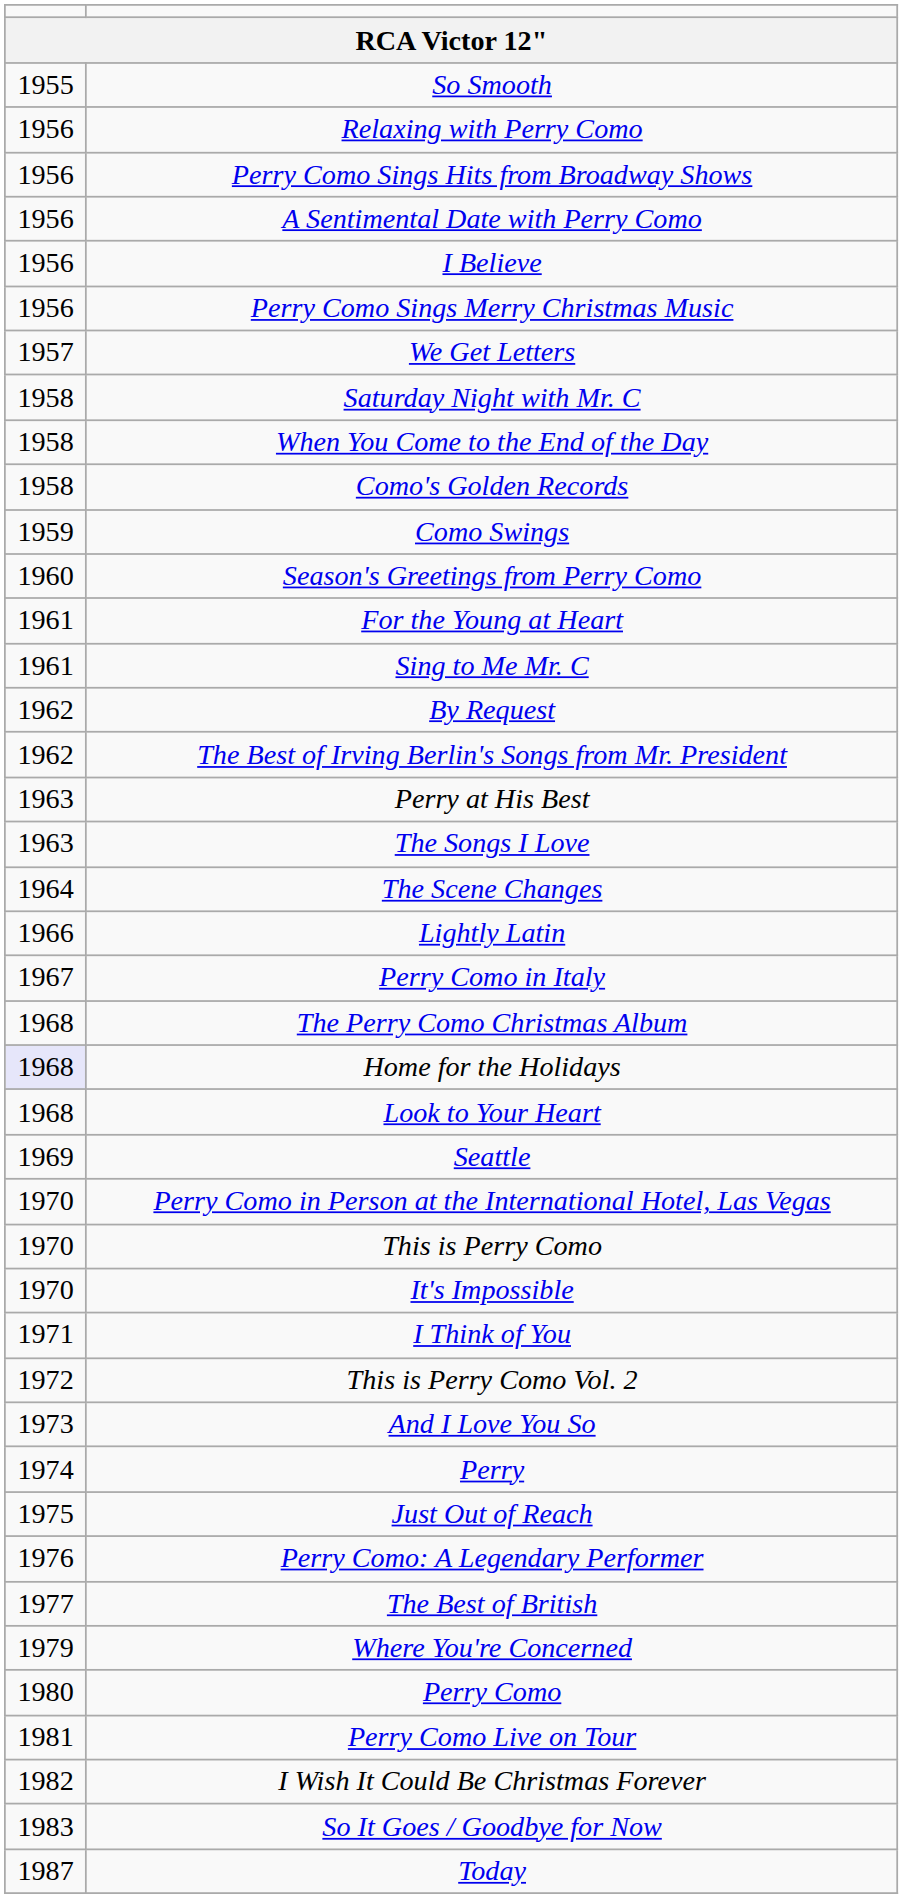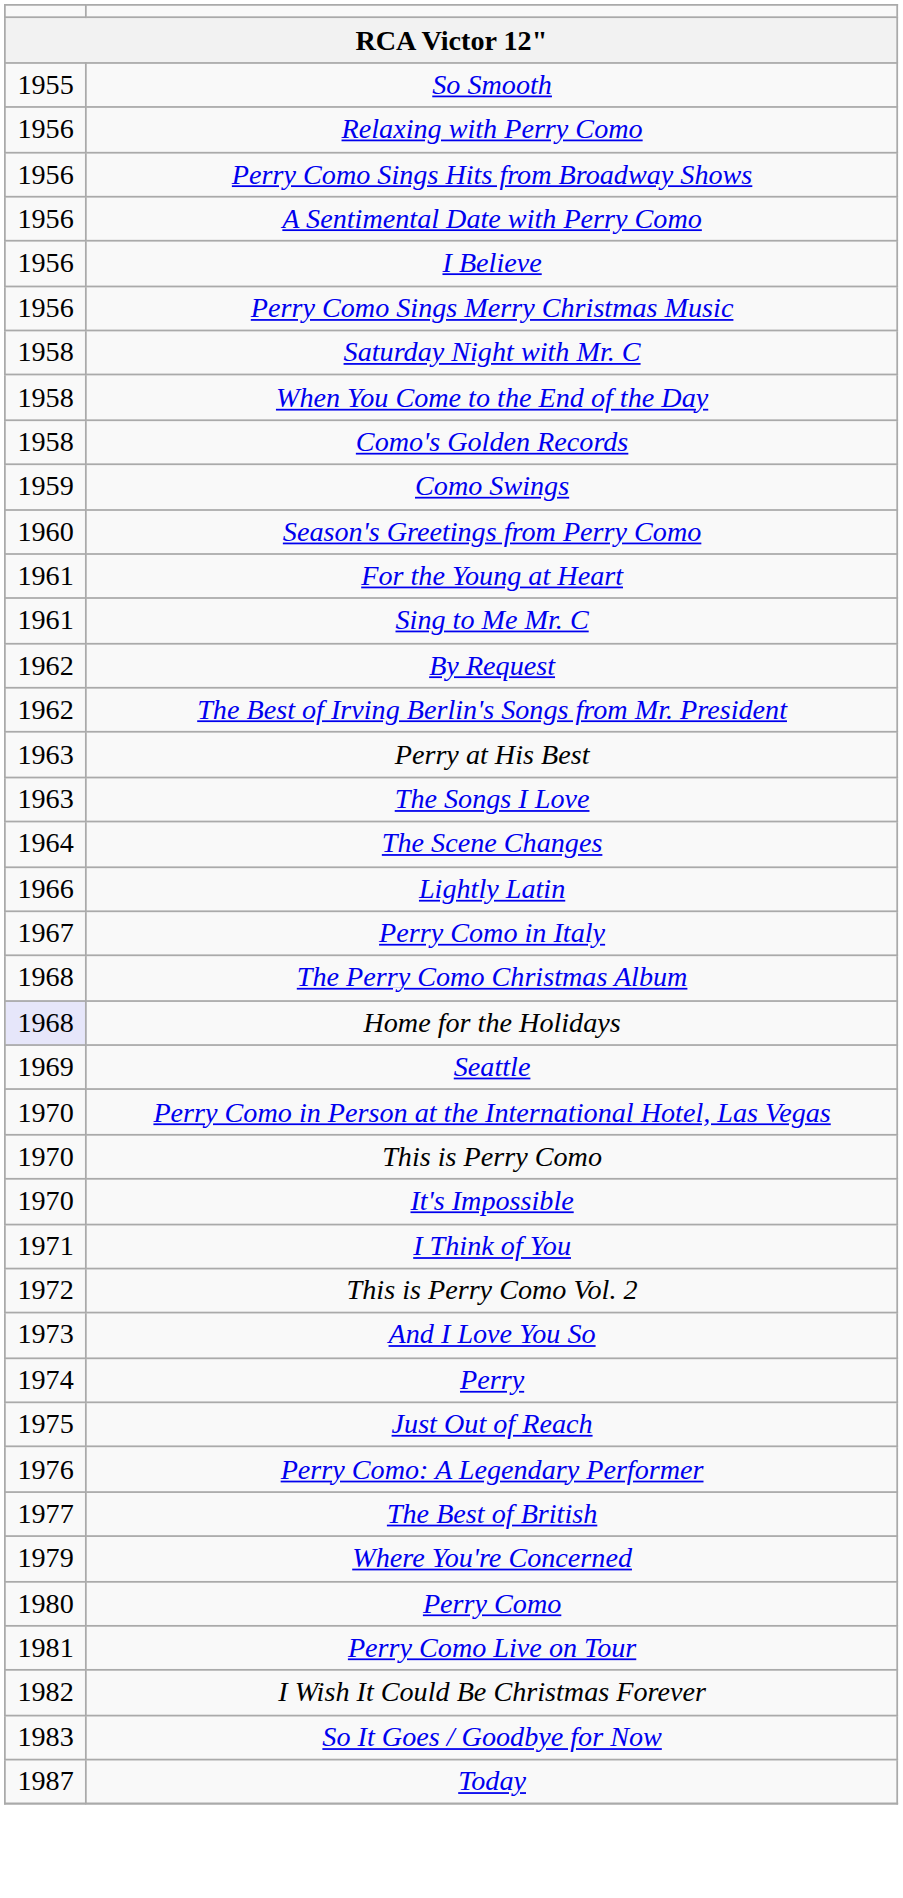- row: (492, 352)
- row: (492, 1111)
